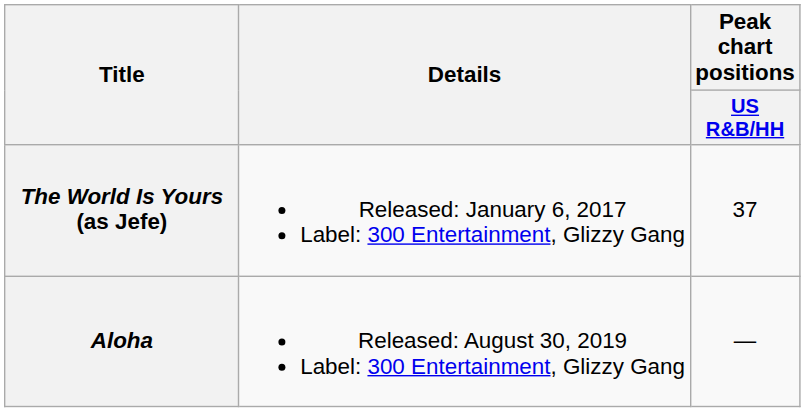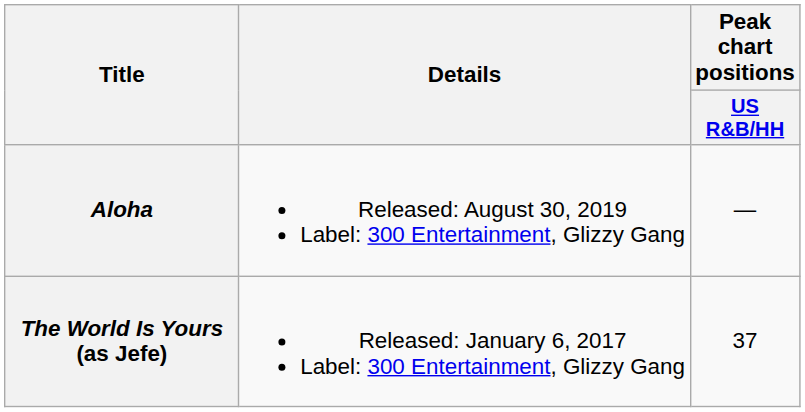rows swapped: (122, 210) <-> (122, 340)
